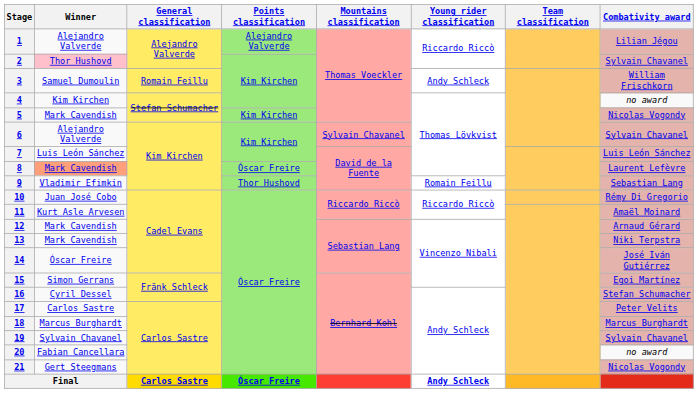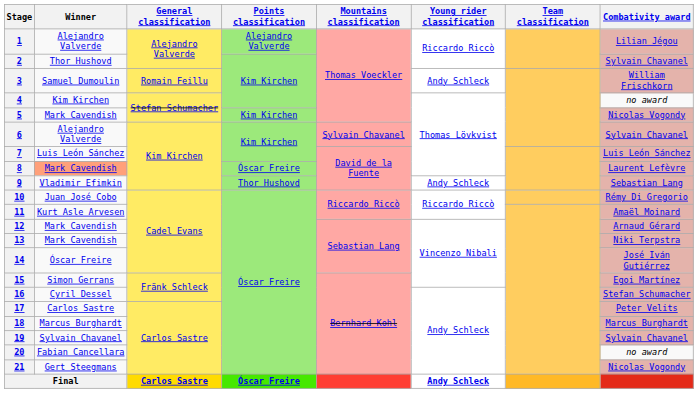(81, 61) pink background -> (81, 61) no background
(458, 183) Romain Feillu -> (458, 183) Andy Schleck
